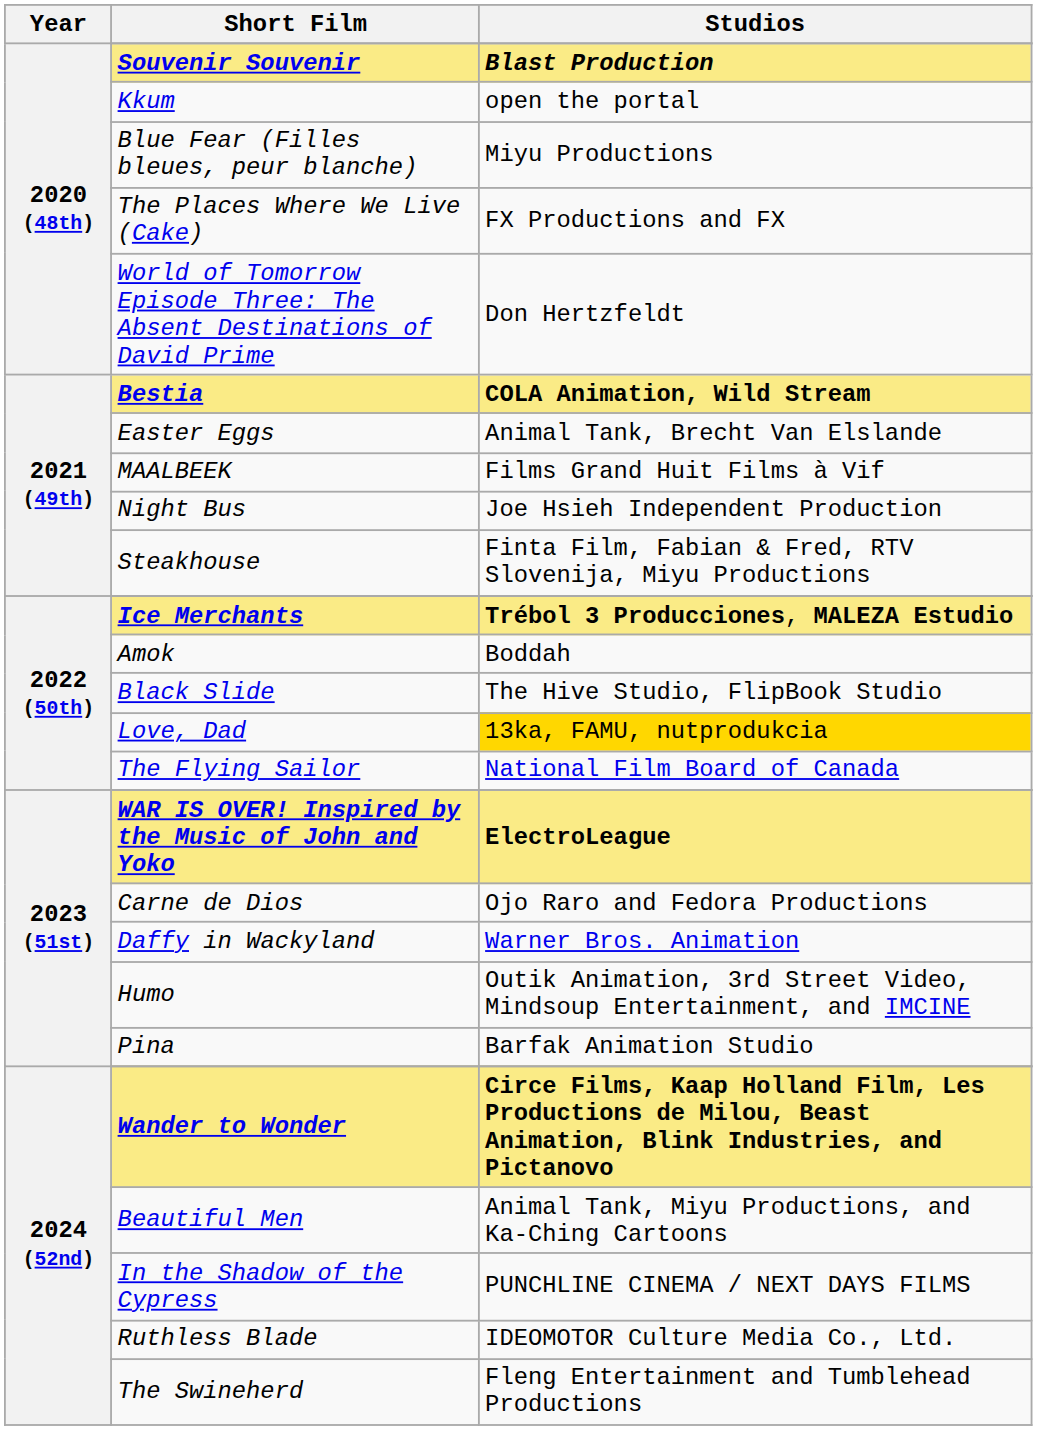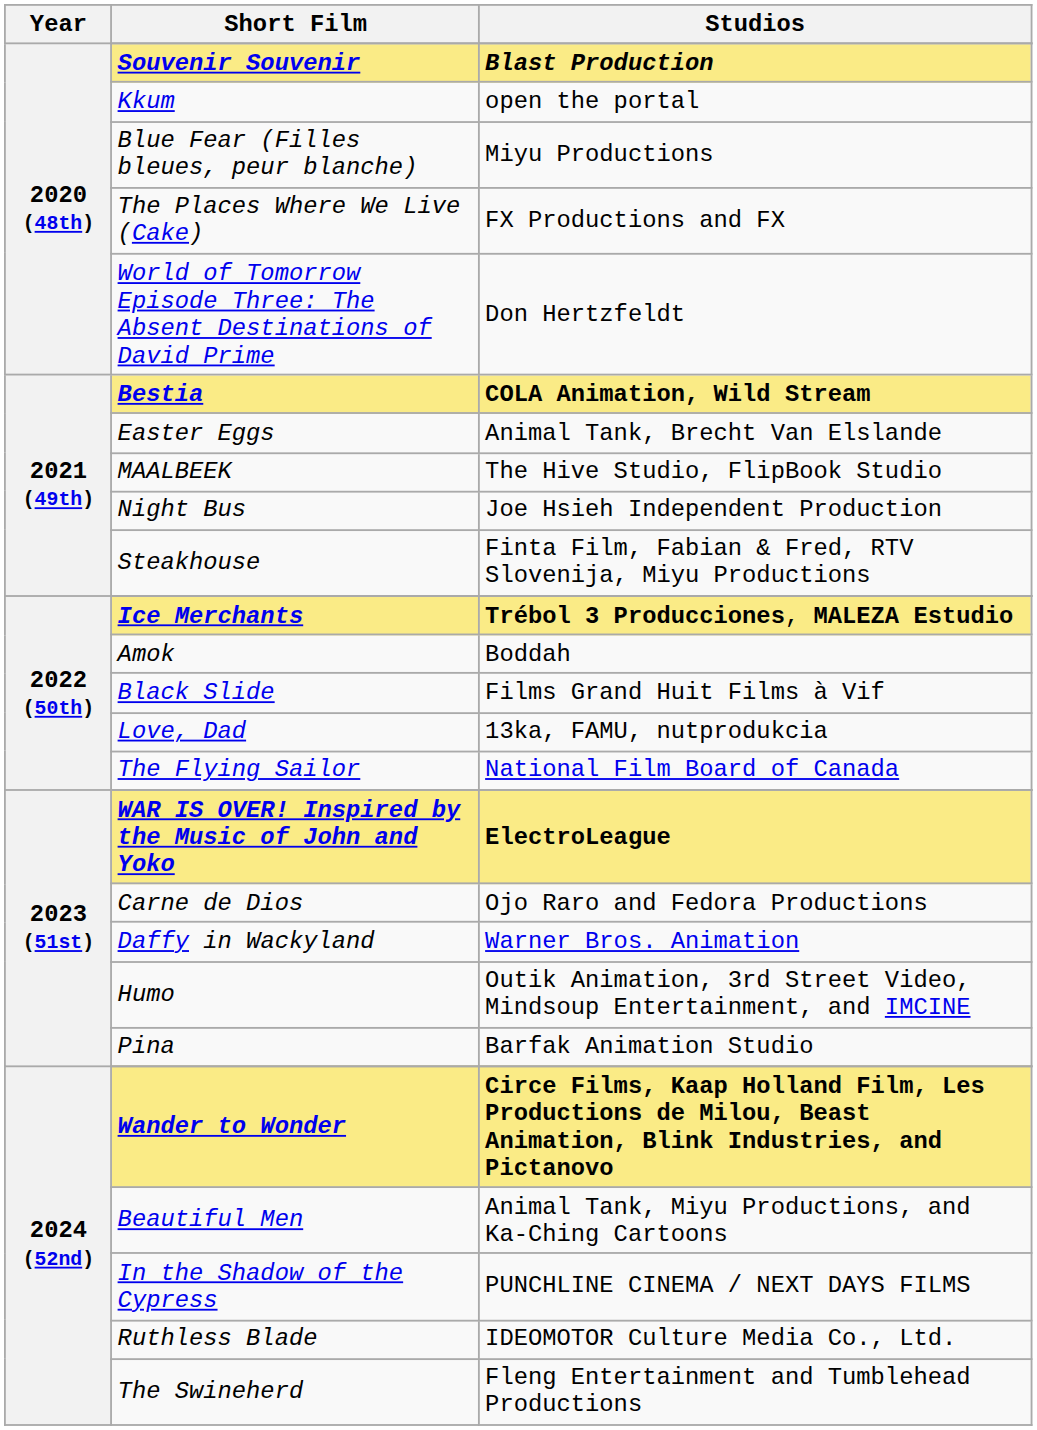(685, 472) Films Grand Huit Films à Vif -> (714, 472) The Hive Studio, FlipBook Studio
(714, 693) The Hive Studio, FlipBook Studio -> (685, 693) Films Grand Huit Films à Vif
(656, 732) gold background -> (656, 732) no background
